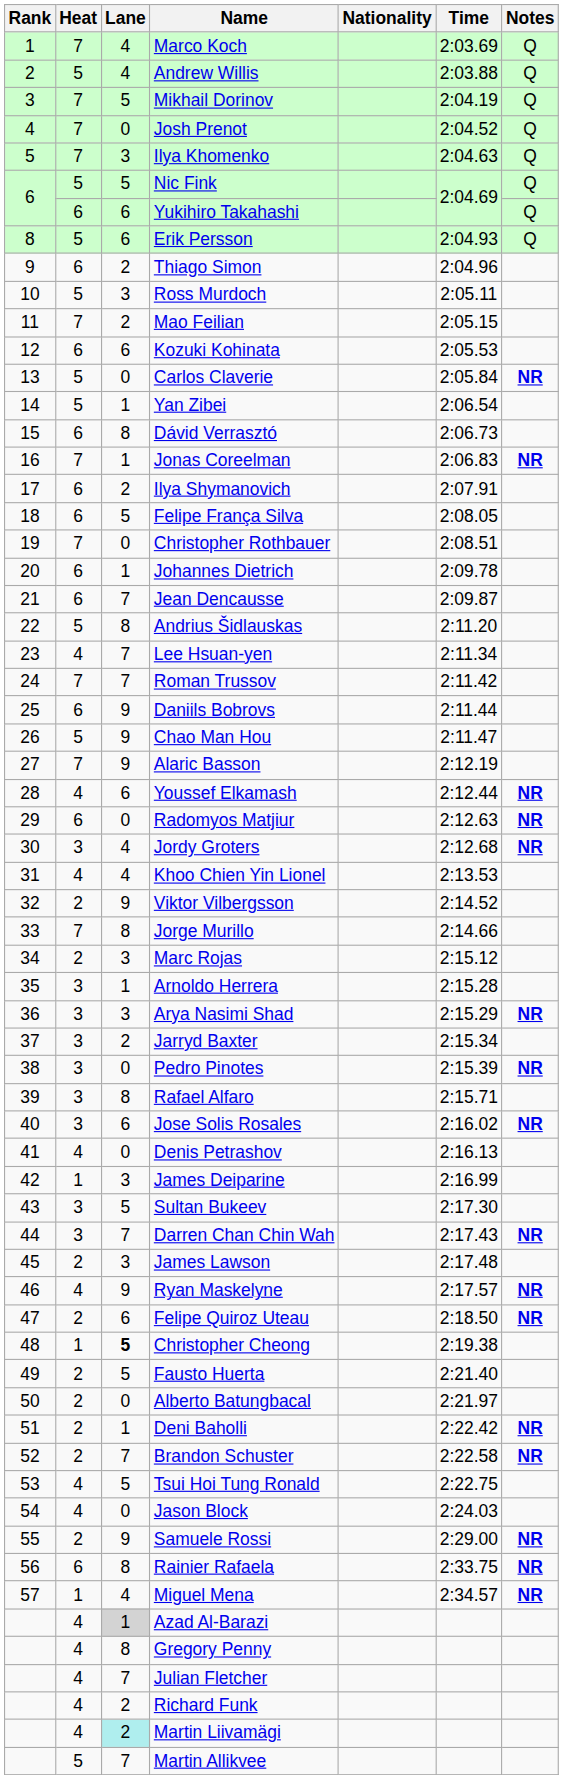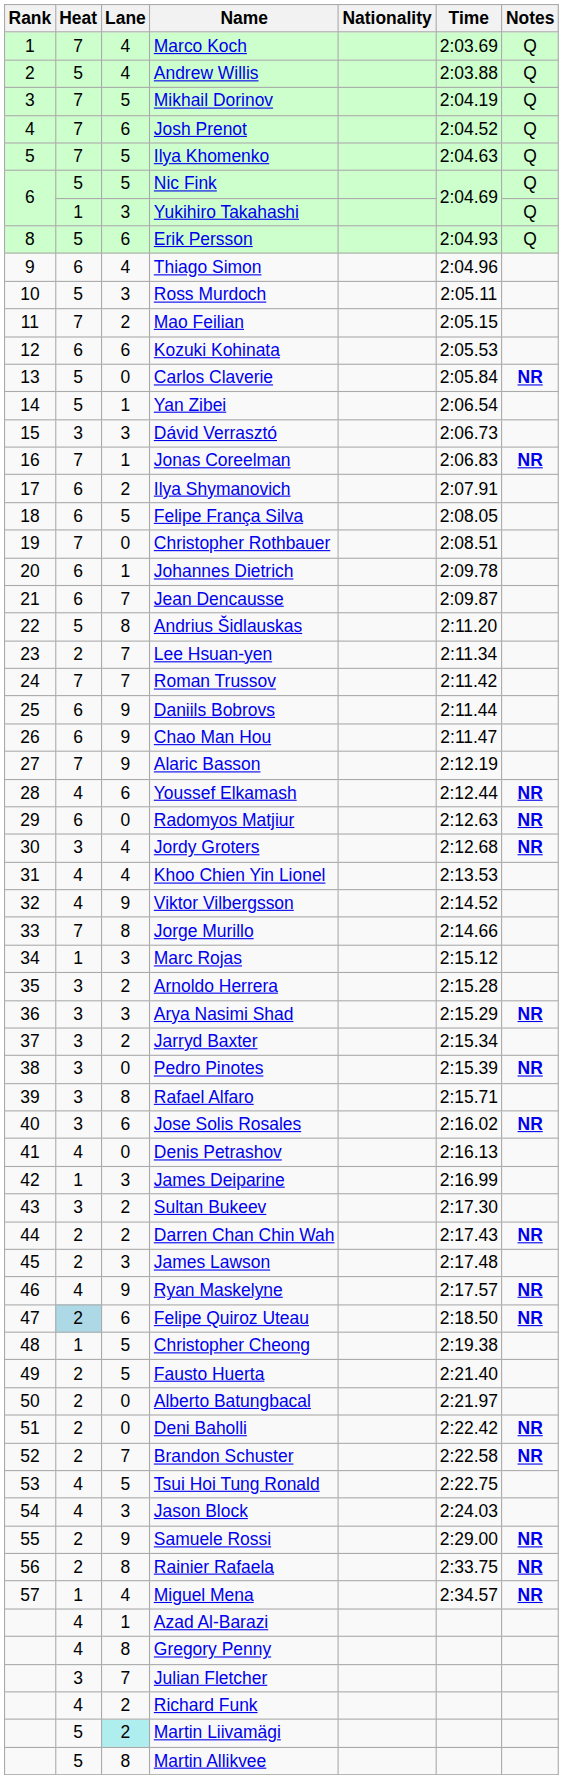(125, 128) 0 -> (125, 128) 6
(125, 156) 3 -> (125, 156) 5
(78, 211) 6 -> (78, 211) 1
(125, 211) 6 -> (125, 211) 3
(125, 267) 2 -> (125, 267) 4
(78, 433) 6 -> (78, 433) 3
(125, 433) 8 -> (125, 433) 3
(78, 654) 4 -> (78, 654) 2
(78, 737) 5 -> (78, 737) 6
(78, 903) 2 -> (78, 903) 4
(78, 958) 2 -> (78, 958) 1
(125, 986) 1 -> (125, 986) 2
(125, 1207) 5 -> (125, 1207) 2
(78, 1235) 3 -> (78, 1235) 2
(125, 1235) 7 -> (125, 1235) 2
(78, 1318) no background -> (78, 1318) lightblue background
(125, 1345) bold -> (125, 1345) normal
(125, 1428) 1 -> (125, 1428) 0
(125, 1511) 0 -> (125, 1511) 3
(78, 1567) 6 -> (78, 1567) 2
(125, 1622) lightgrey background -> (125, 1622) no background
(78, 1677) 4 -> (78, 1677) 3
(78, 1733) 4 -> (78, 1733) 5
(125, 1760) 7 -> (125, 1760) 8
